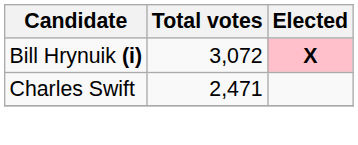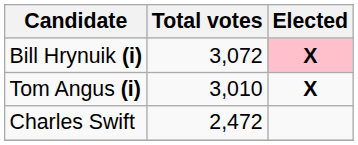+ row: (75, 88)
(236, 88) 2,471 -> (236, 122) 2,472
